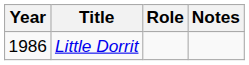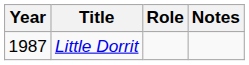(28, 45) 1986 -> (28, 45) 1987
